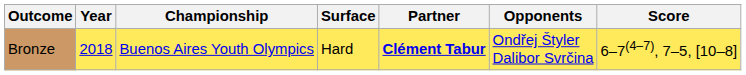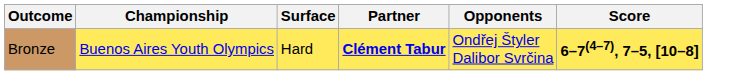- column: (96, 16)
(669, 48) normal -> (630, 48) bold
